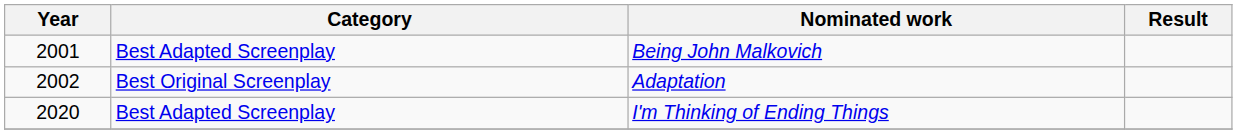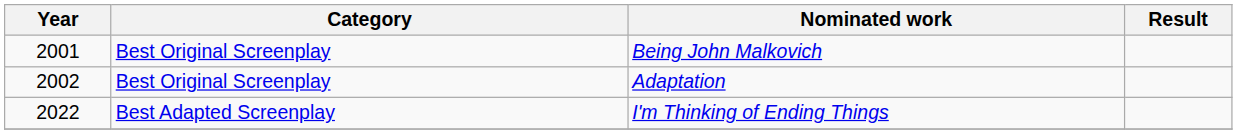(225, 50) Best Adapted Screenplay -> (223, 50) Best Original Screenplay
(58, 112) 2020 -> (58, 112) 2022
